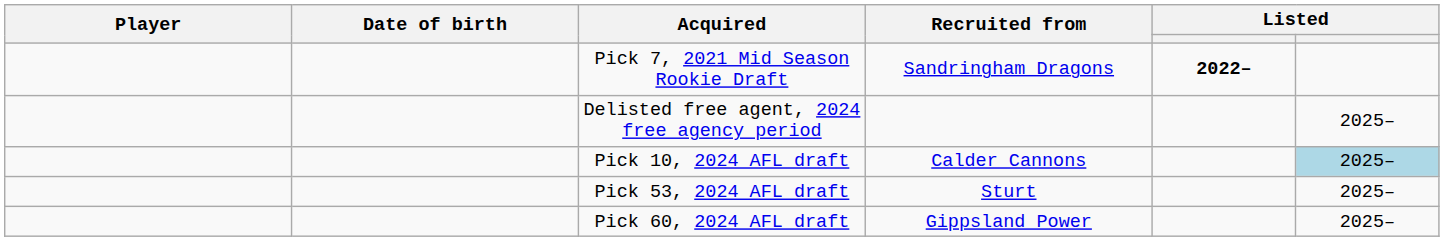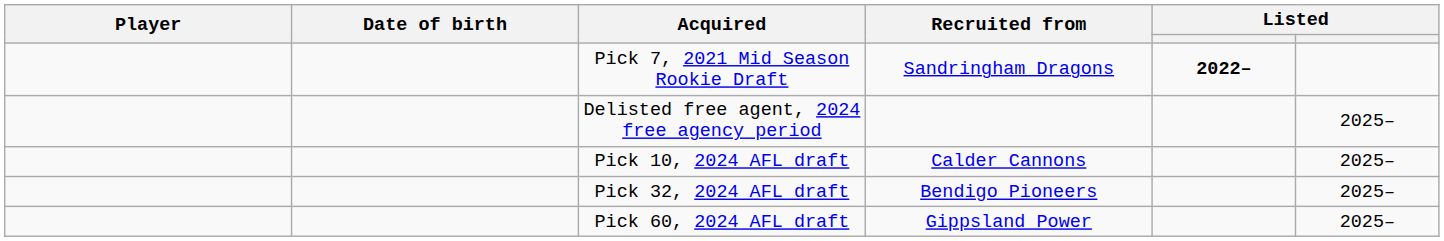(1367, 161) lightblue background -> (1367, 161) no background
+ row: (722, 191)
- row: (722, 191)
